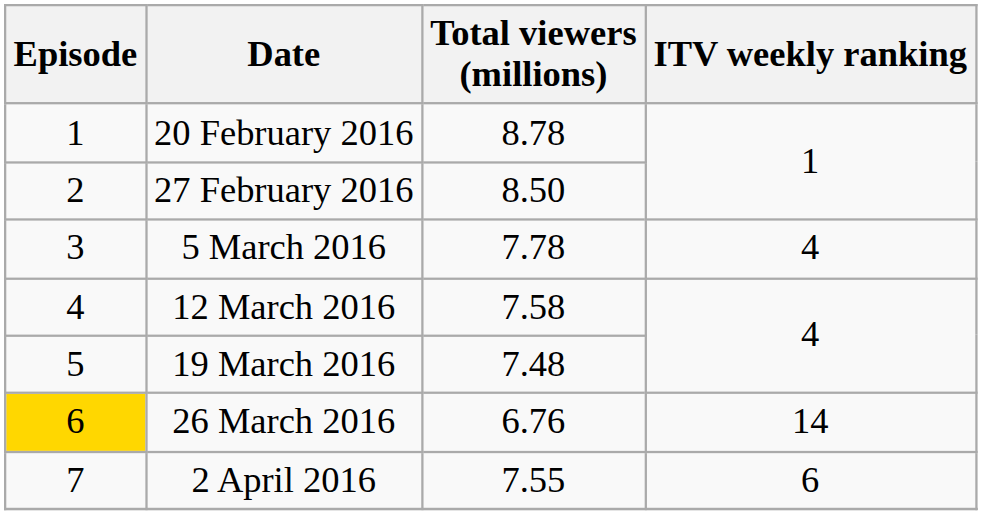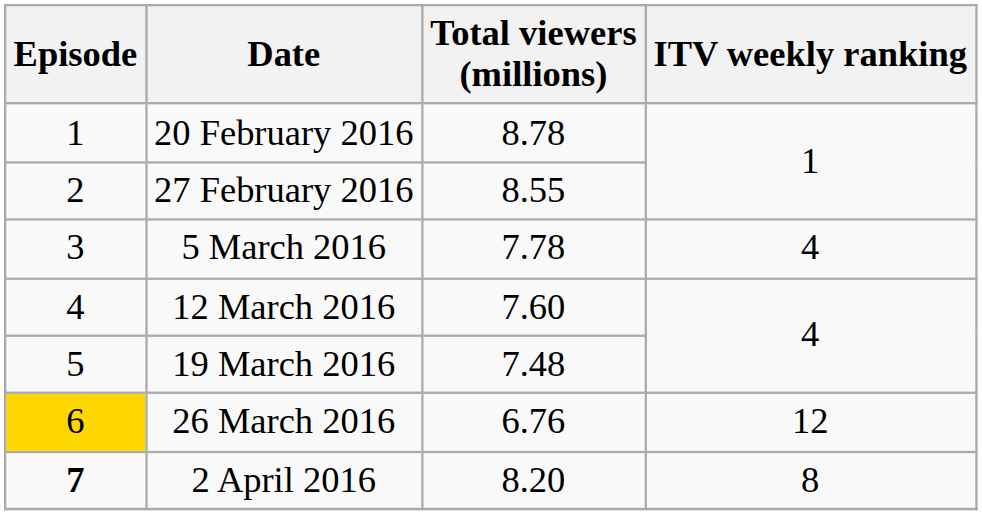(533, 190) 8.50 -> (533, 190) 8.55
(533, 305) 7.58 -> (533, 305) 7.60
(810, 421) 14 -> (810, 421) 12
(75, 479) normal -> (75, 479) bold
(533, 479) 7.55 -> (533, 479) 8.20
(810, 479) 6 -> (810, 479) 8
